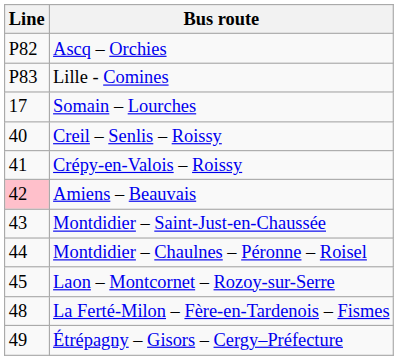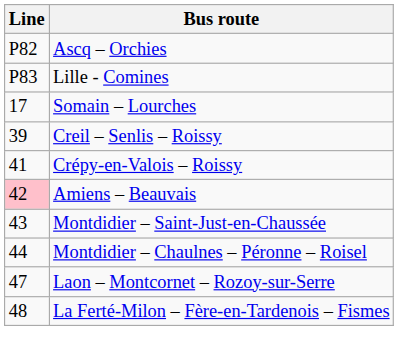(18, 135) 40 -> (18, 135) 39
(18, 281) 45 -> (18, 281) 47
- row: (198, 340)
